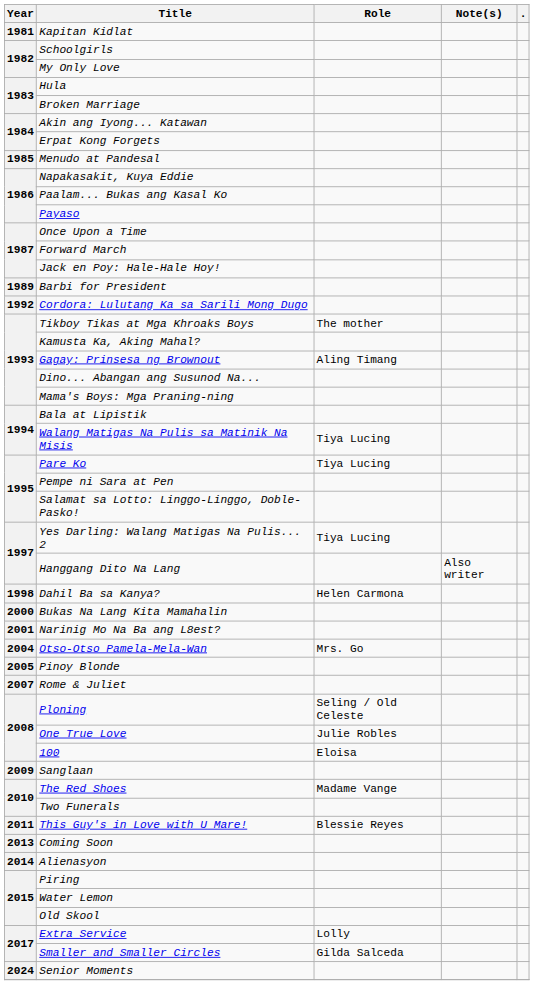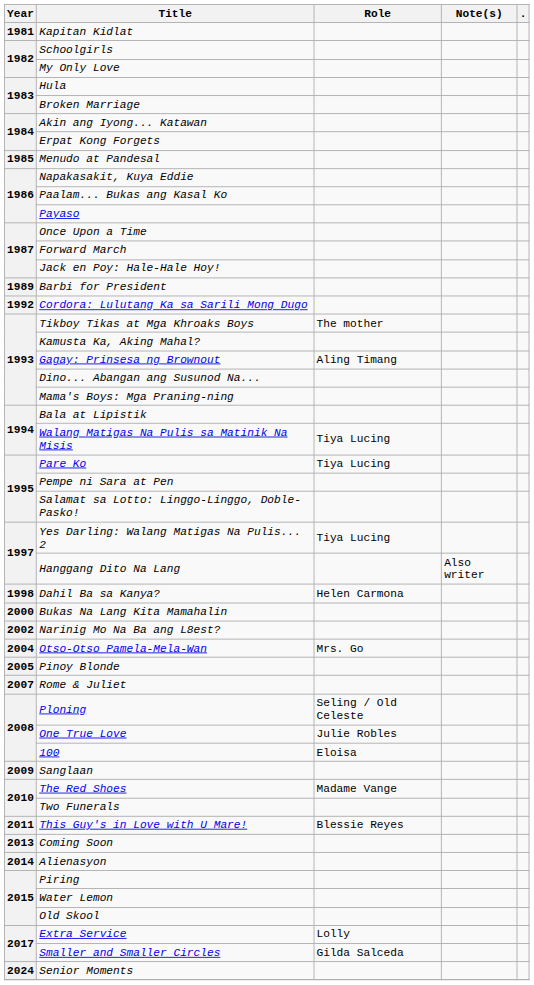(21, 630) 2001 -> (21, 630) 2002
